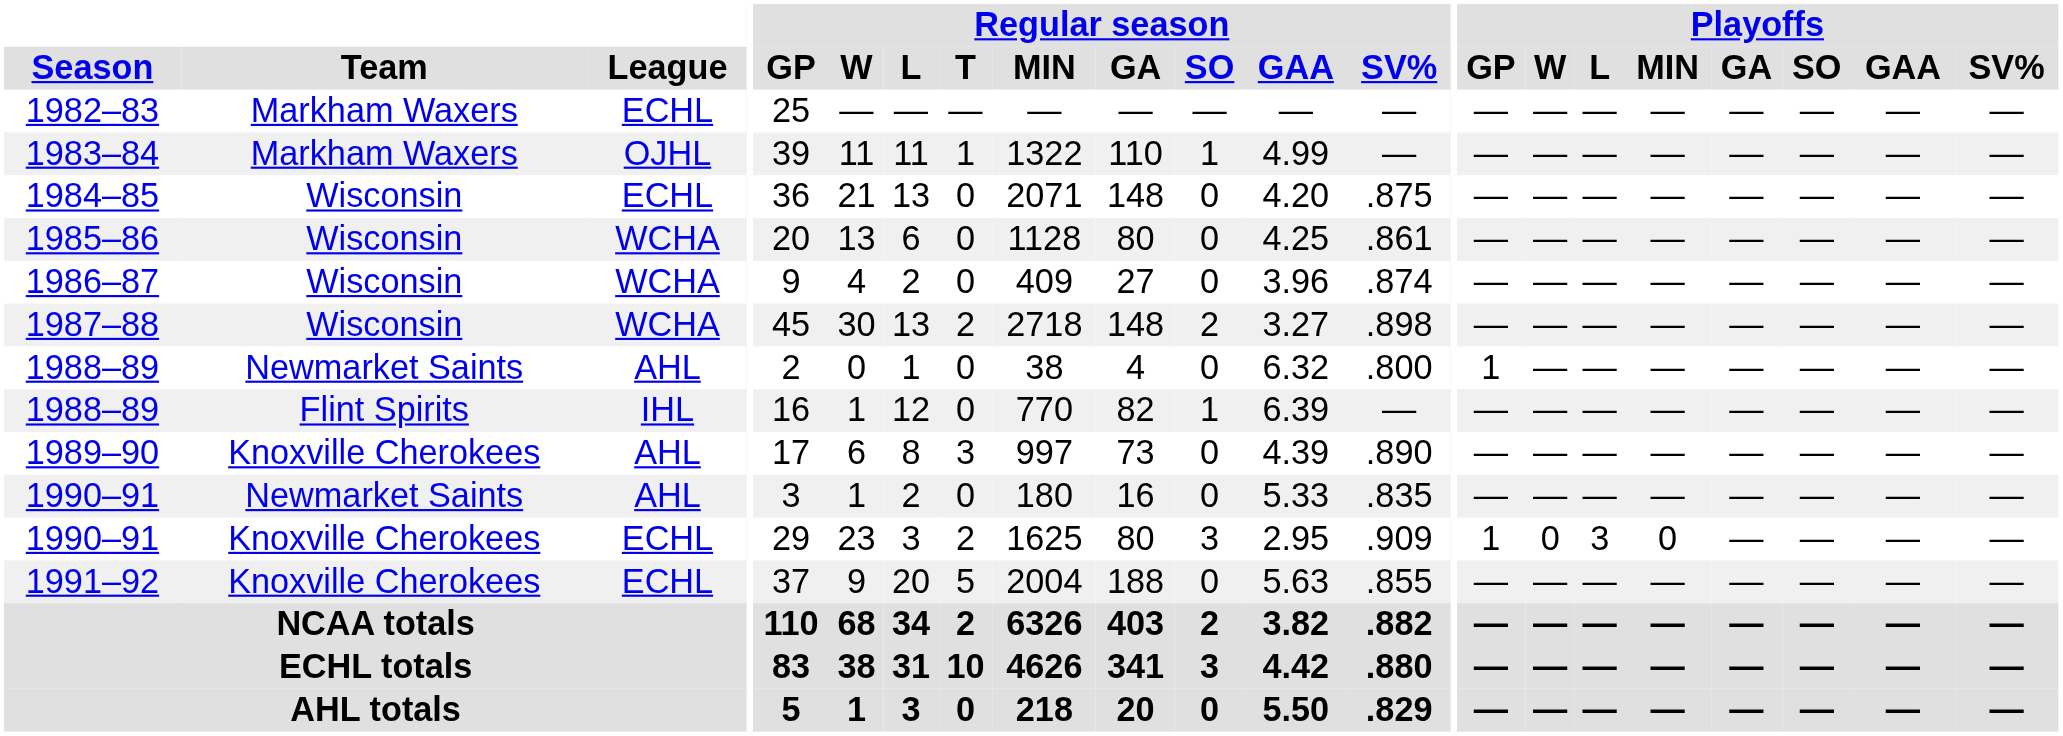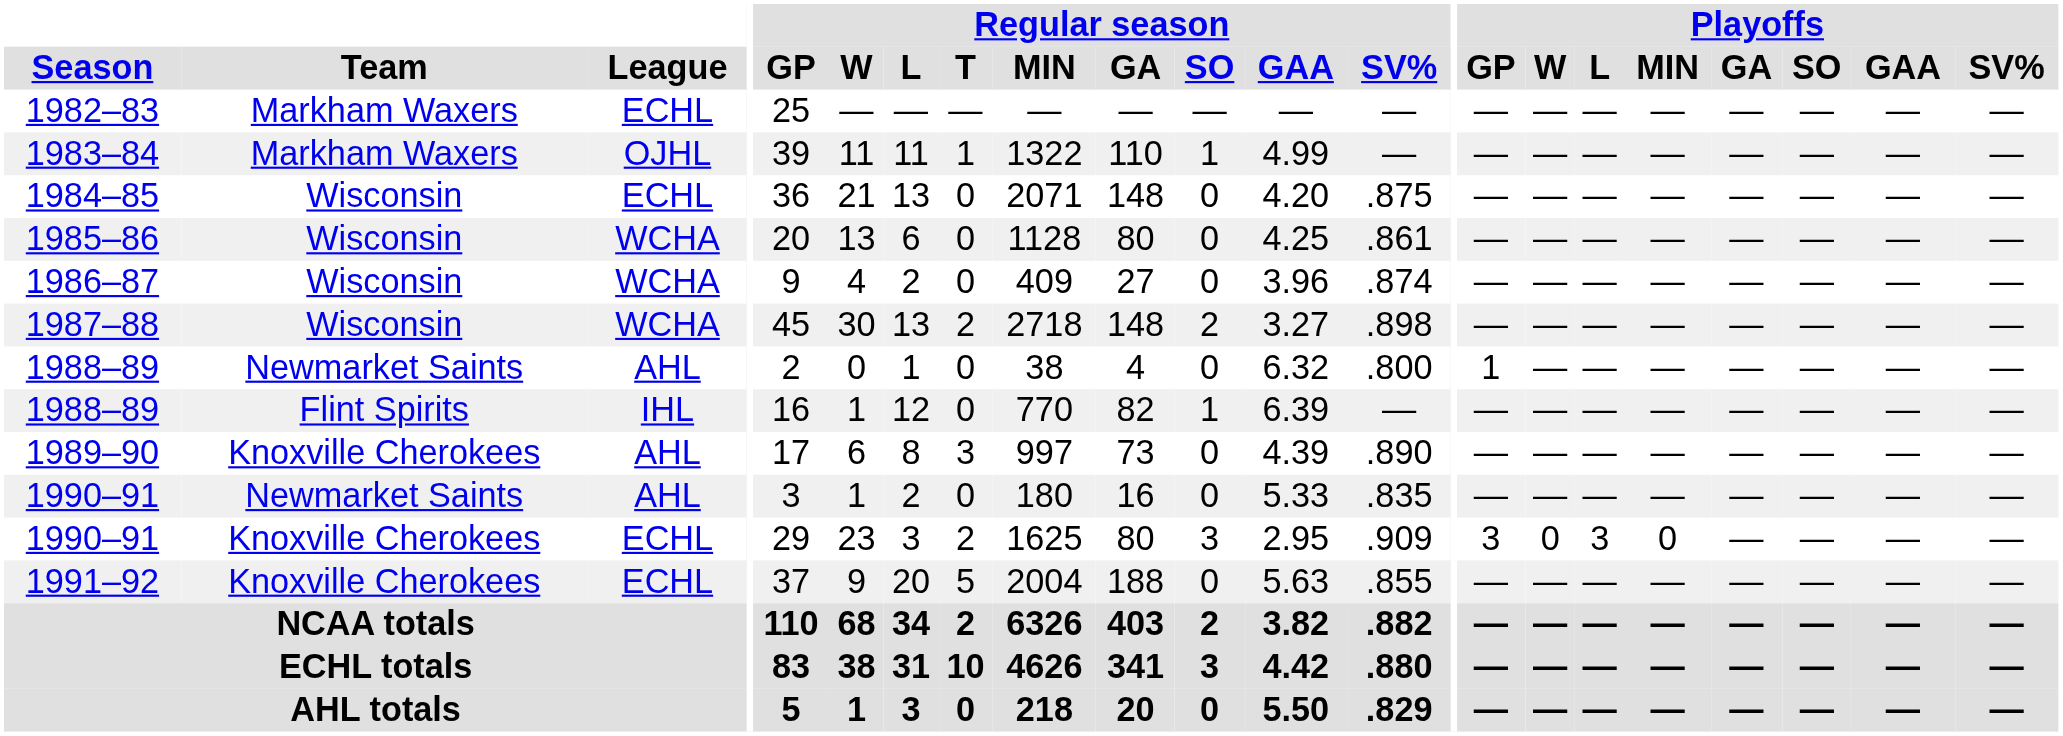(1491, 538) 1 -> (1491, 538) 3
